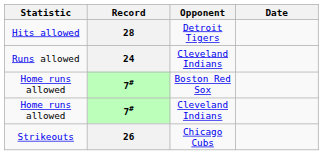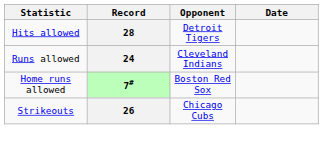- row: (46, 111)
